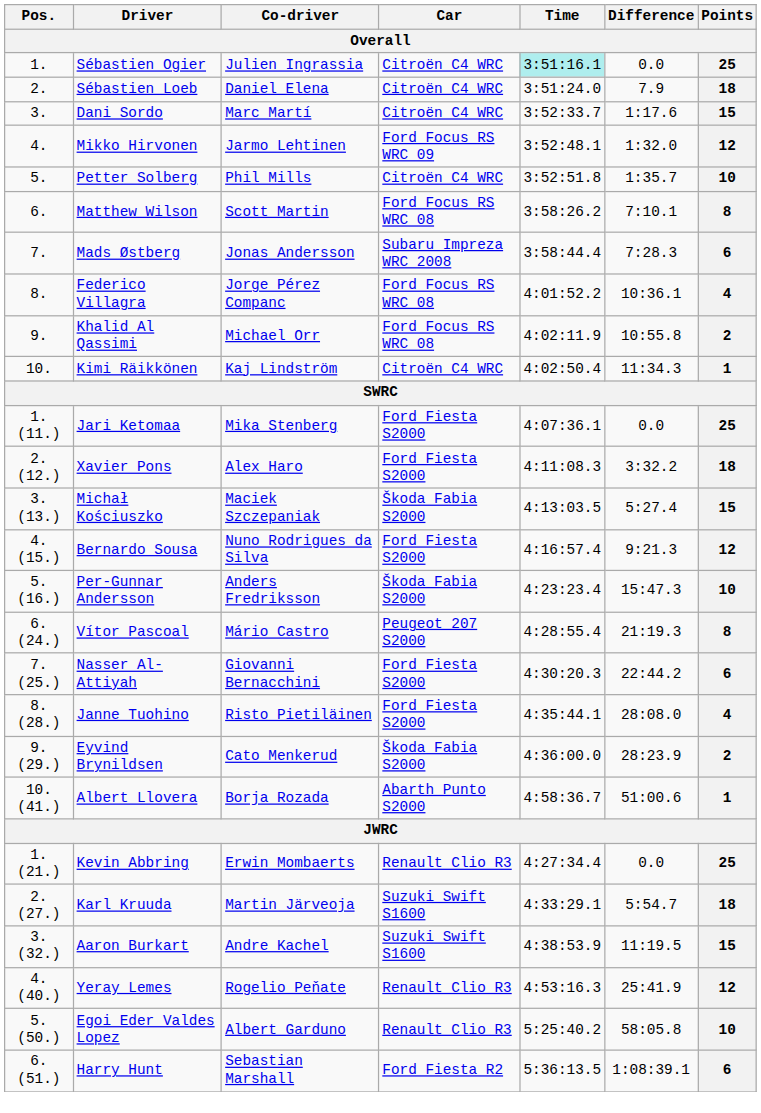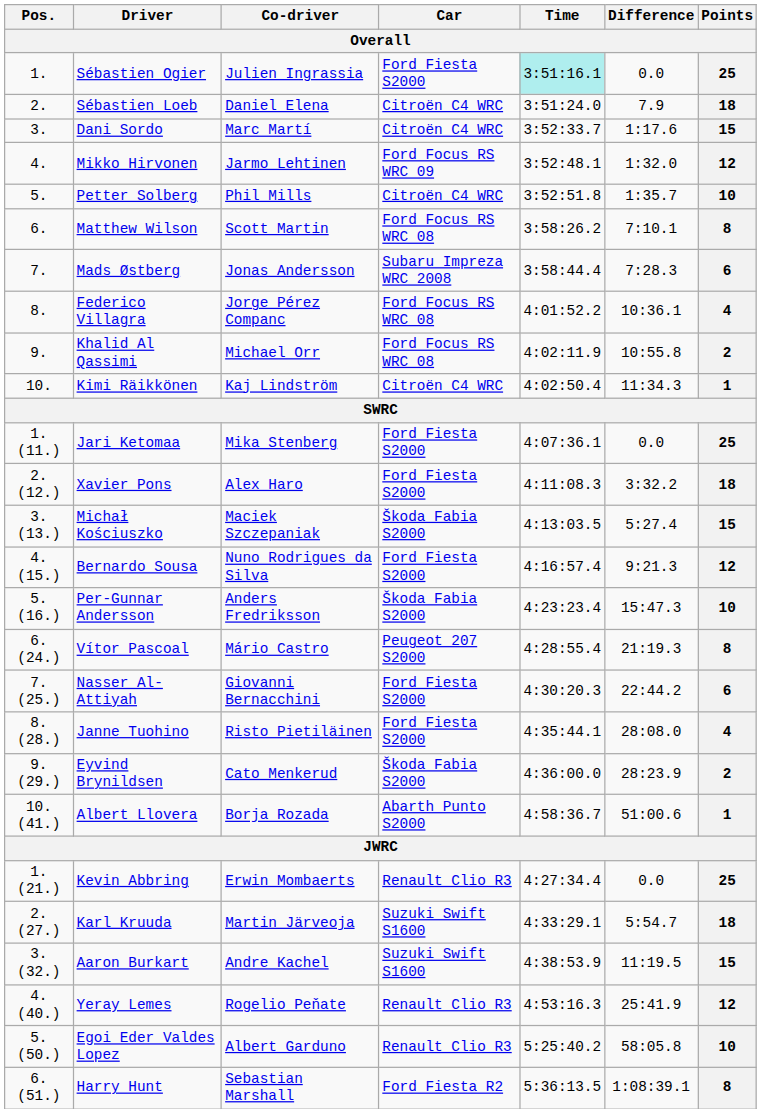(443, 65) Citroën C4 WRC -> (430, 73) Ford Fiesta S2000
(727, 1071) 6 -> (727, 1088) 8
